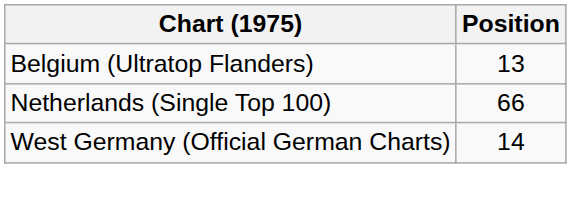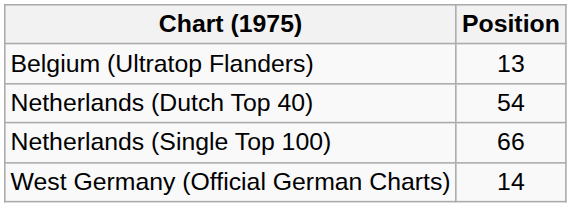+ row: (162, 102)
